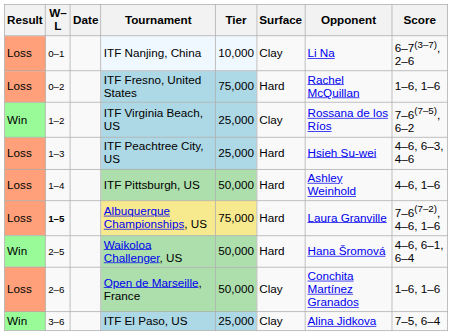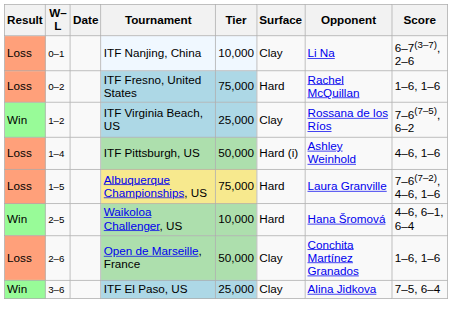- row: (154, 153)
(272, 184) Hard -> (279, 153) Hard (i)
(56, 218) bold -> (56, 187) normal
(236, 251) 50,000 -> (236, 219) 10,000
